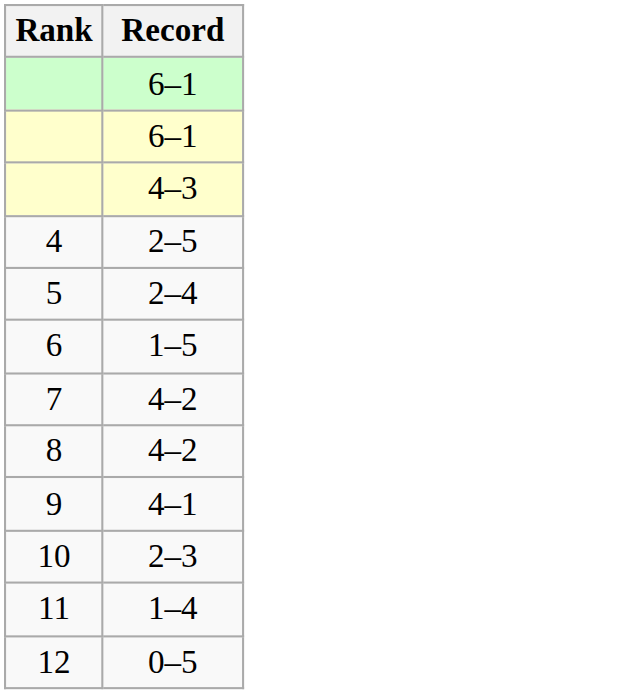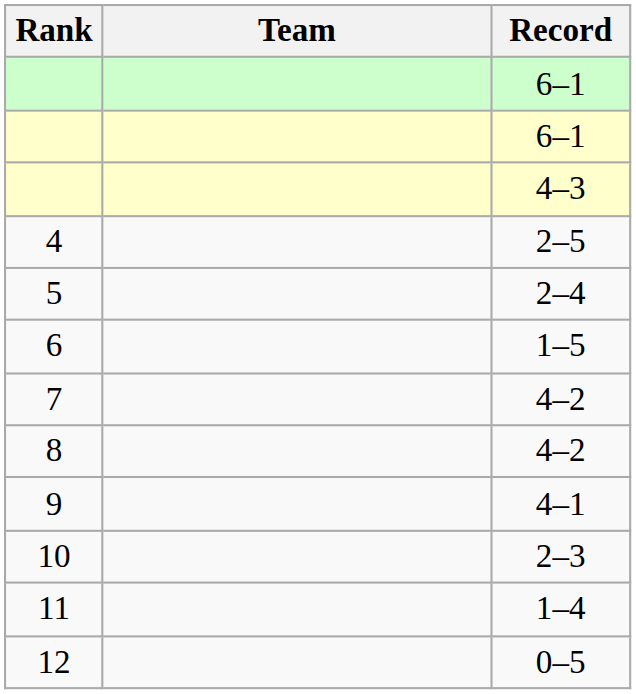+ column: (297, 30)
